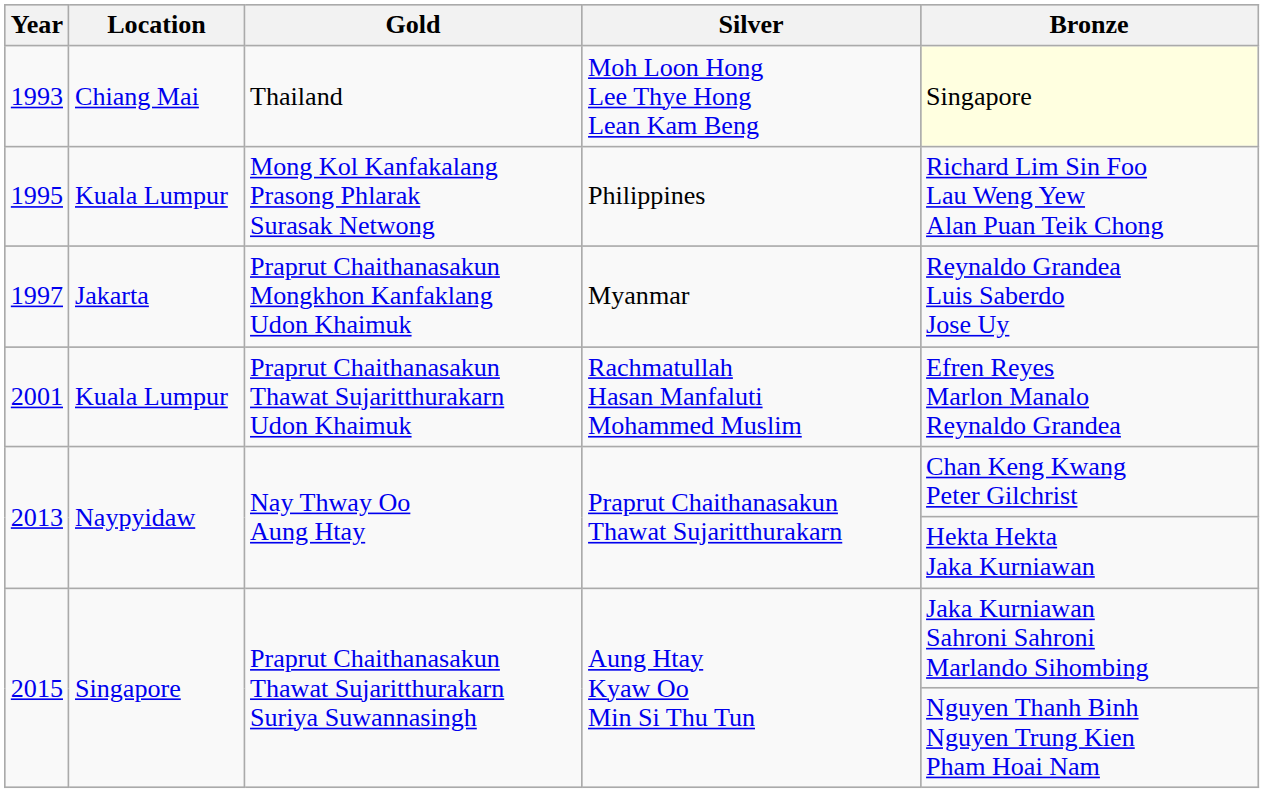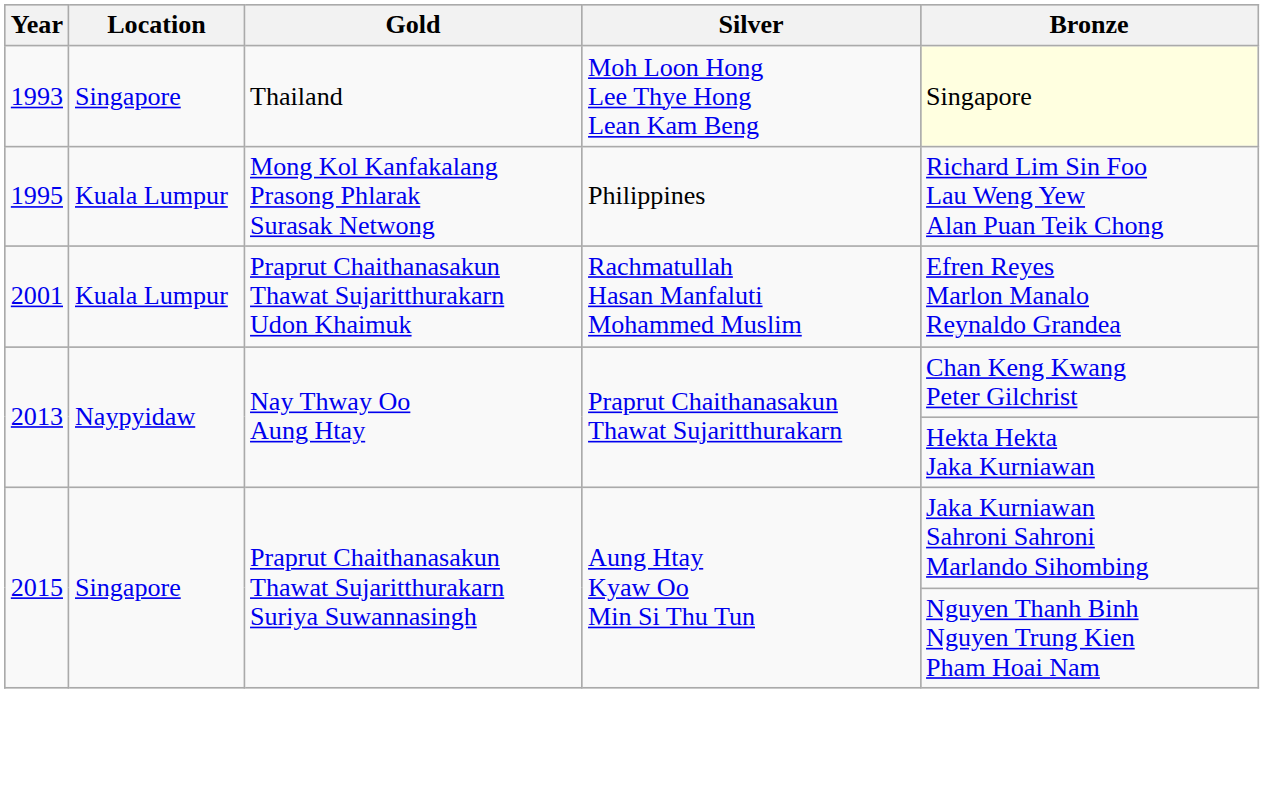(137, 95) Chiang Mai -> (128, 95) Singapore
- row: (37, 295)
